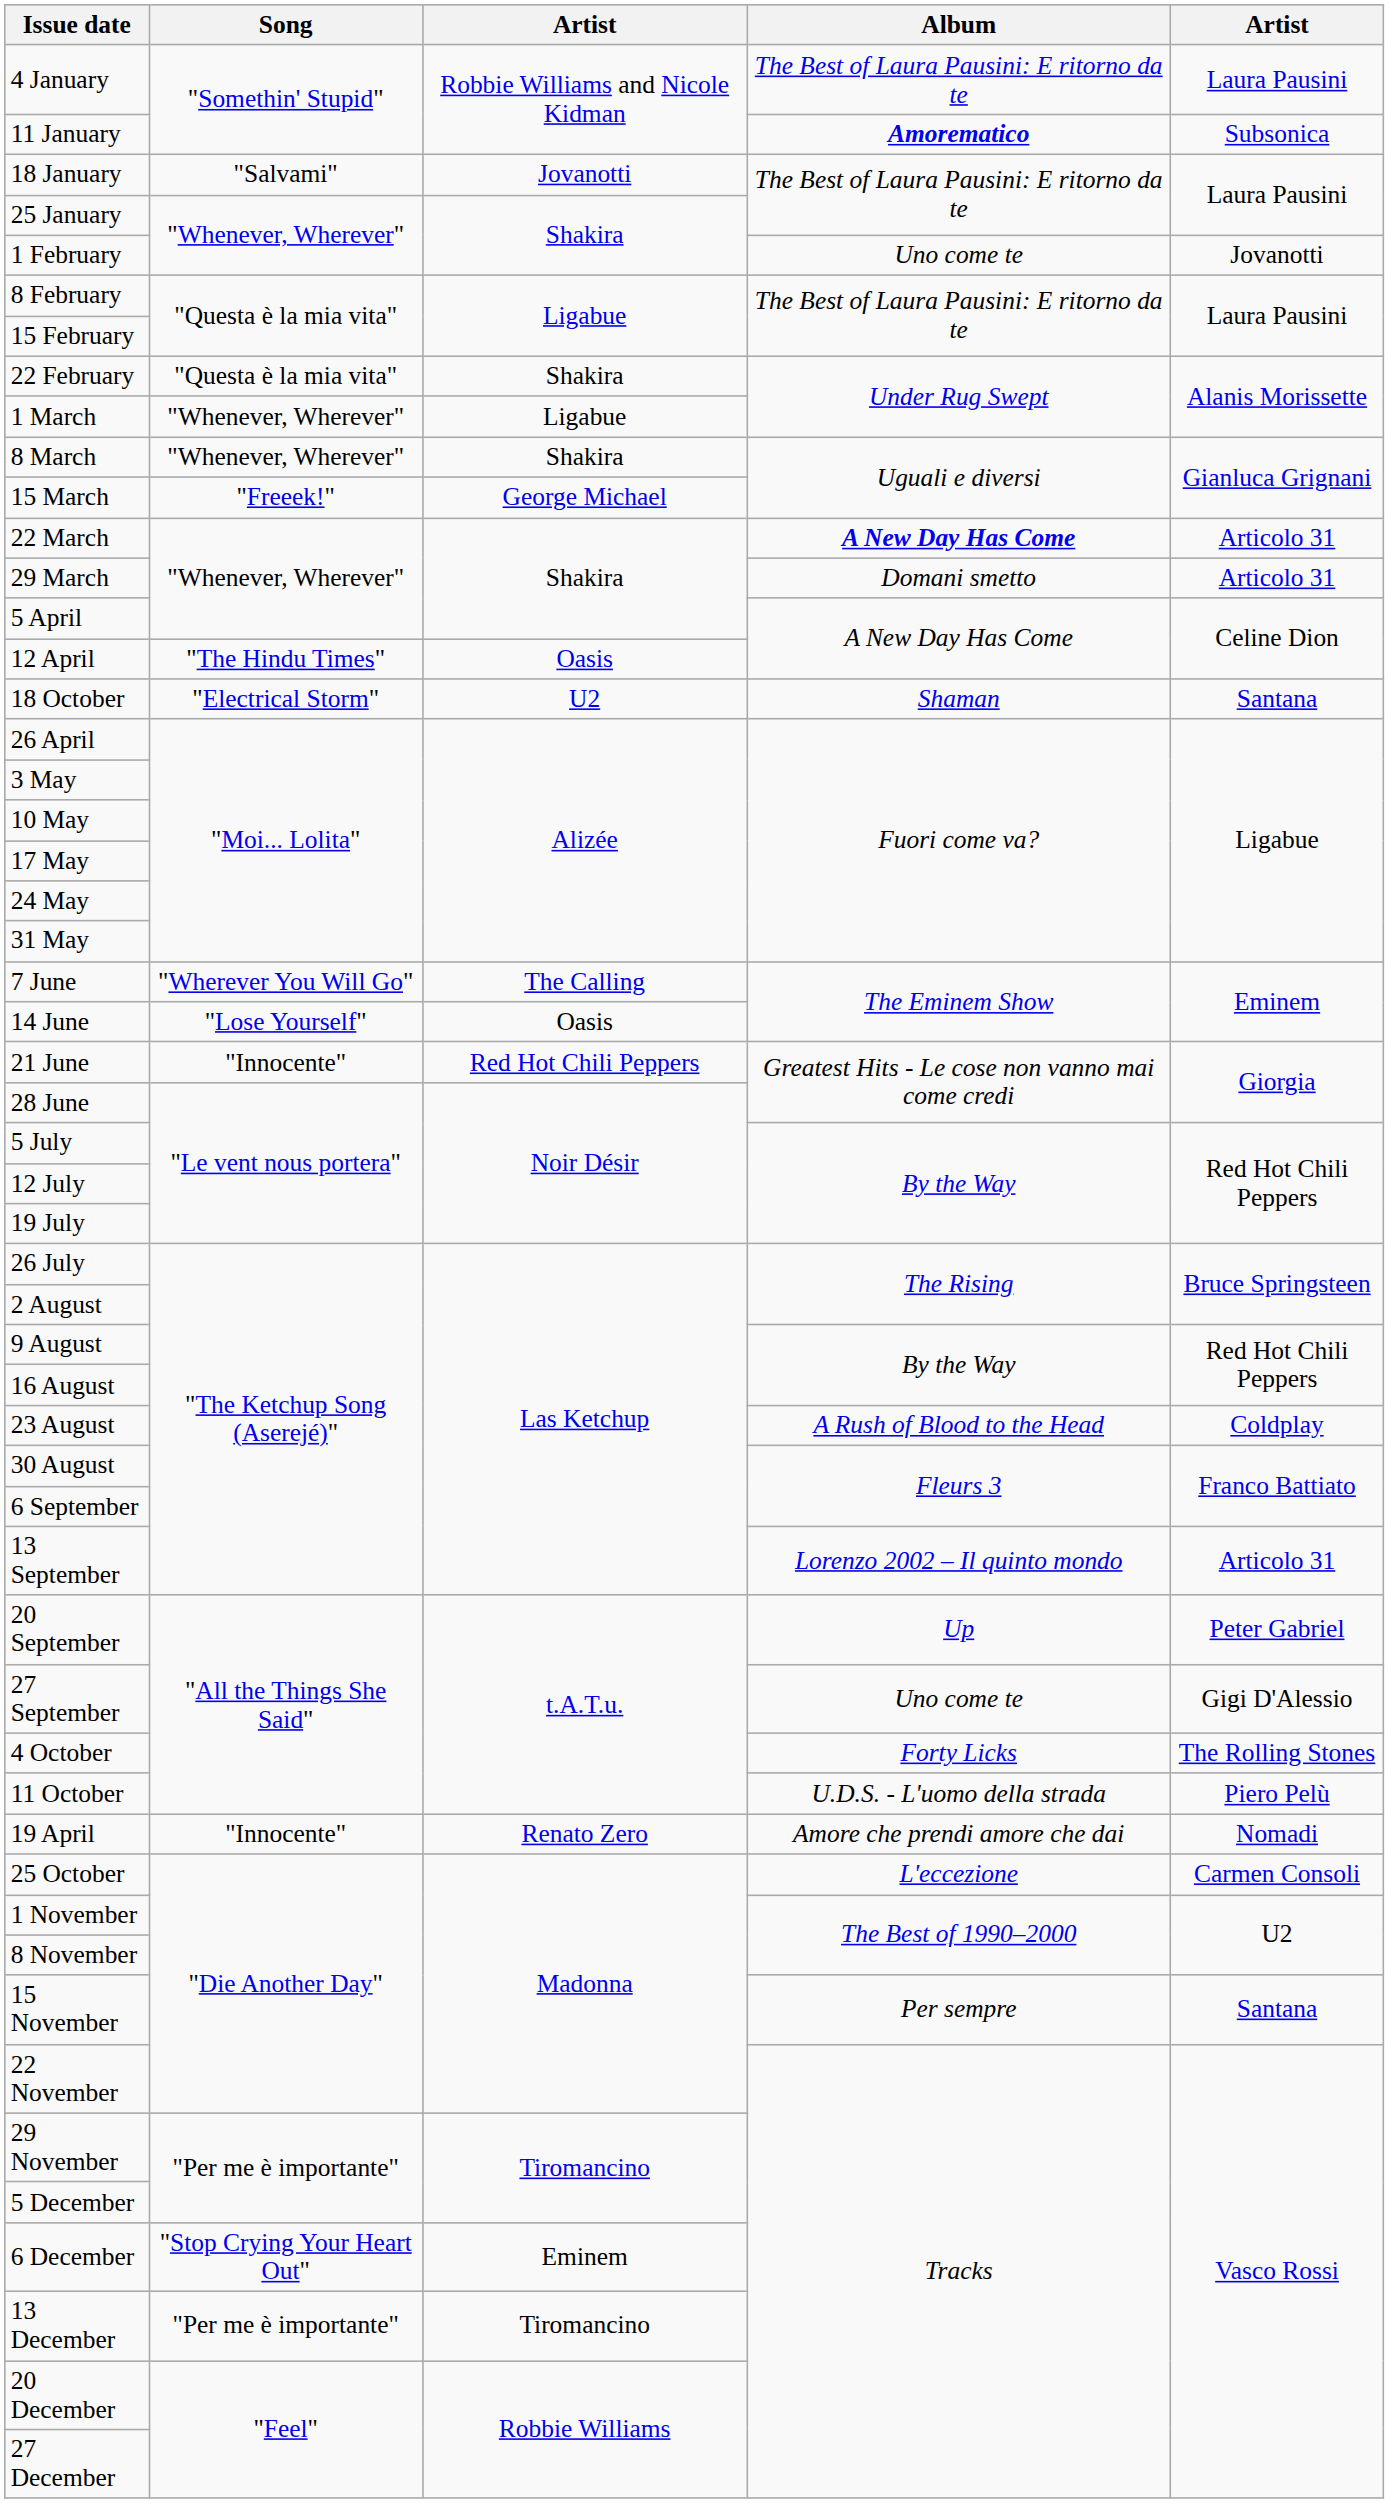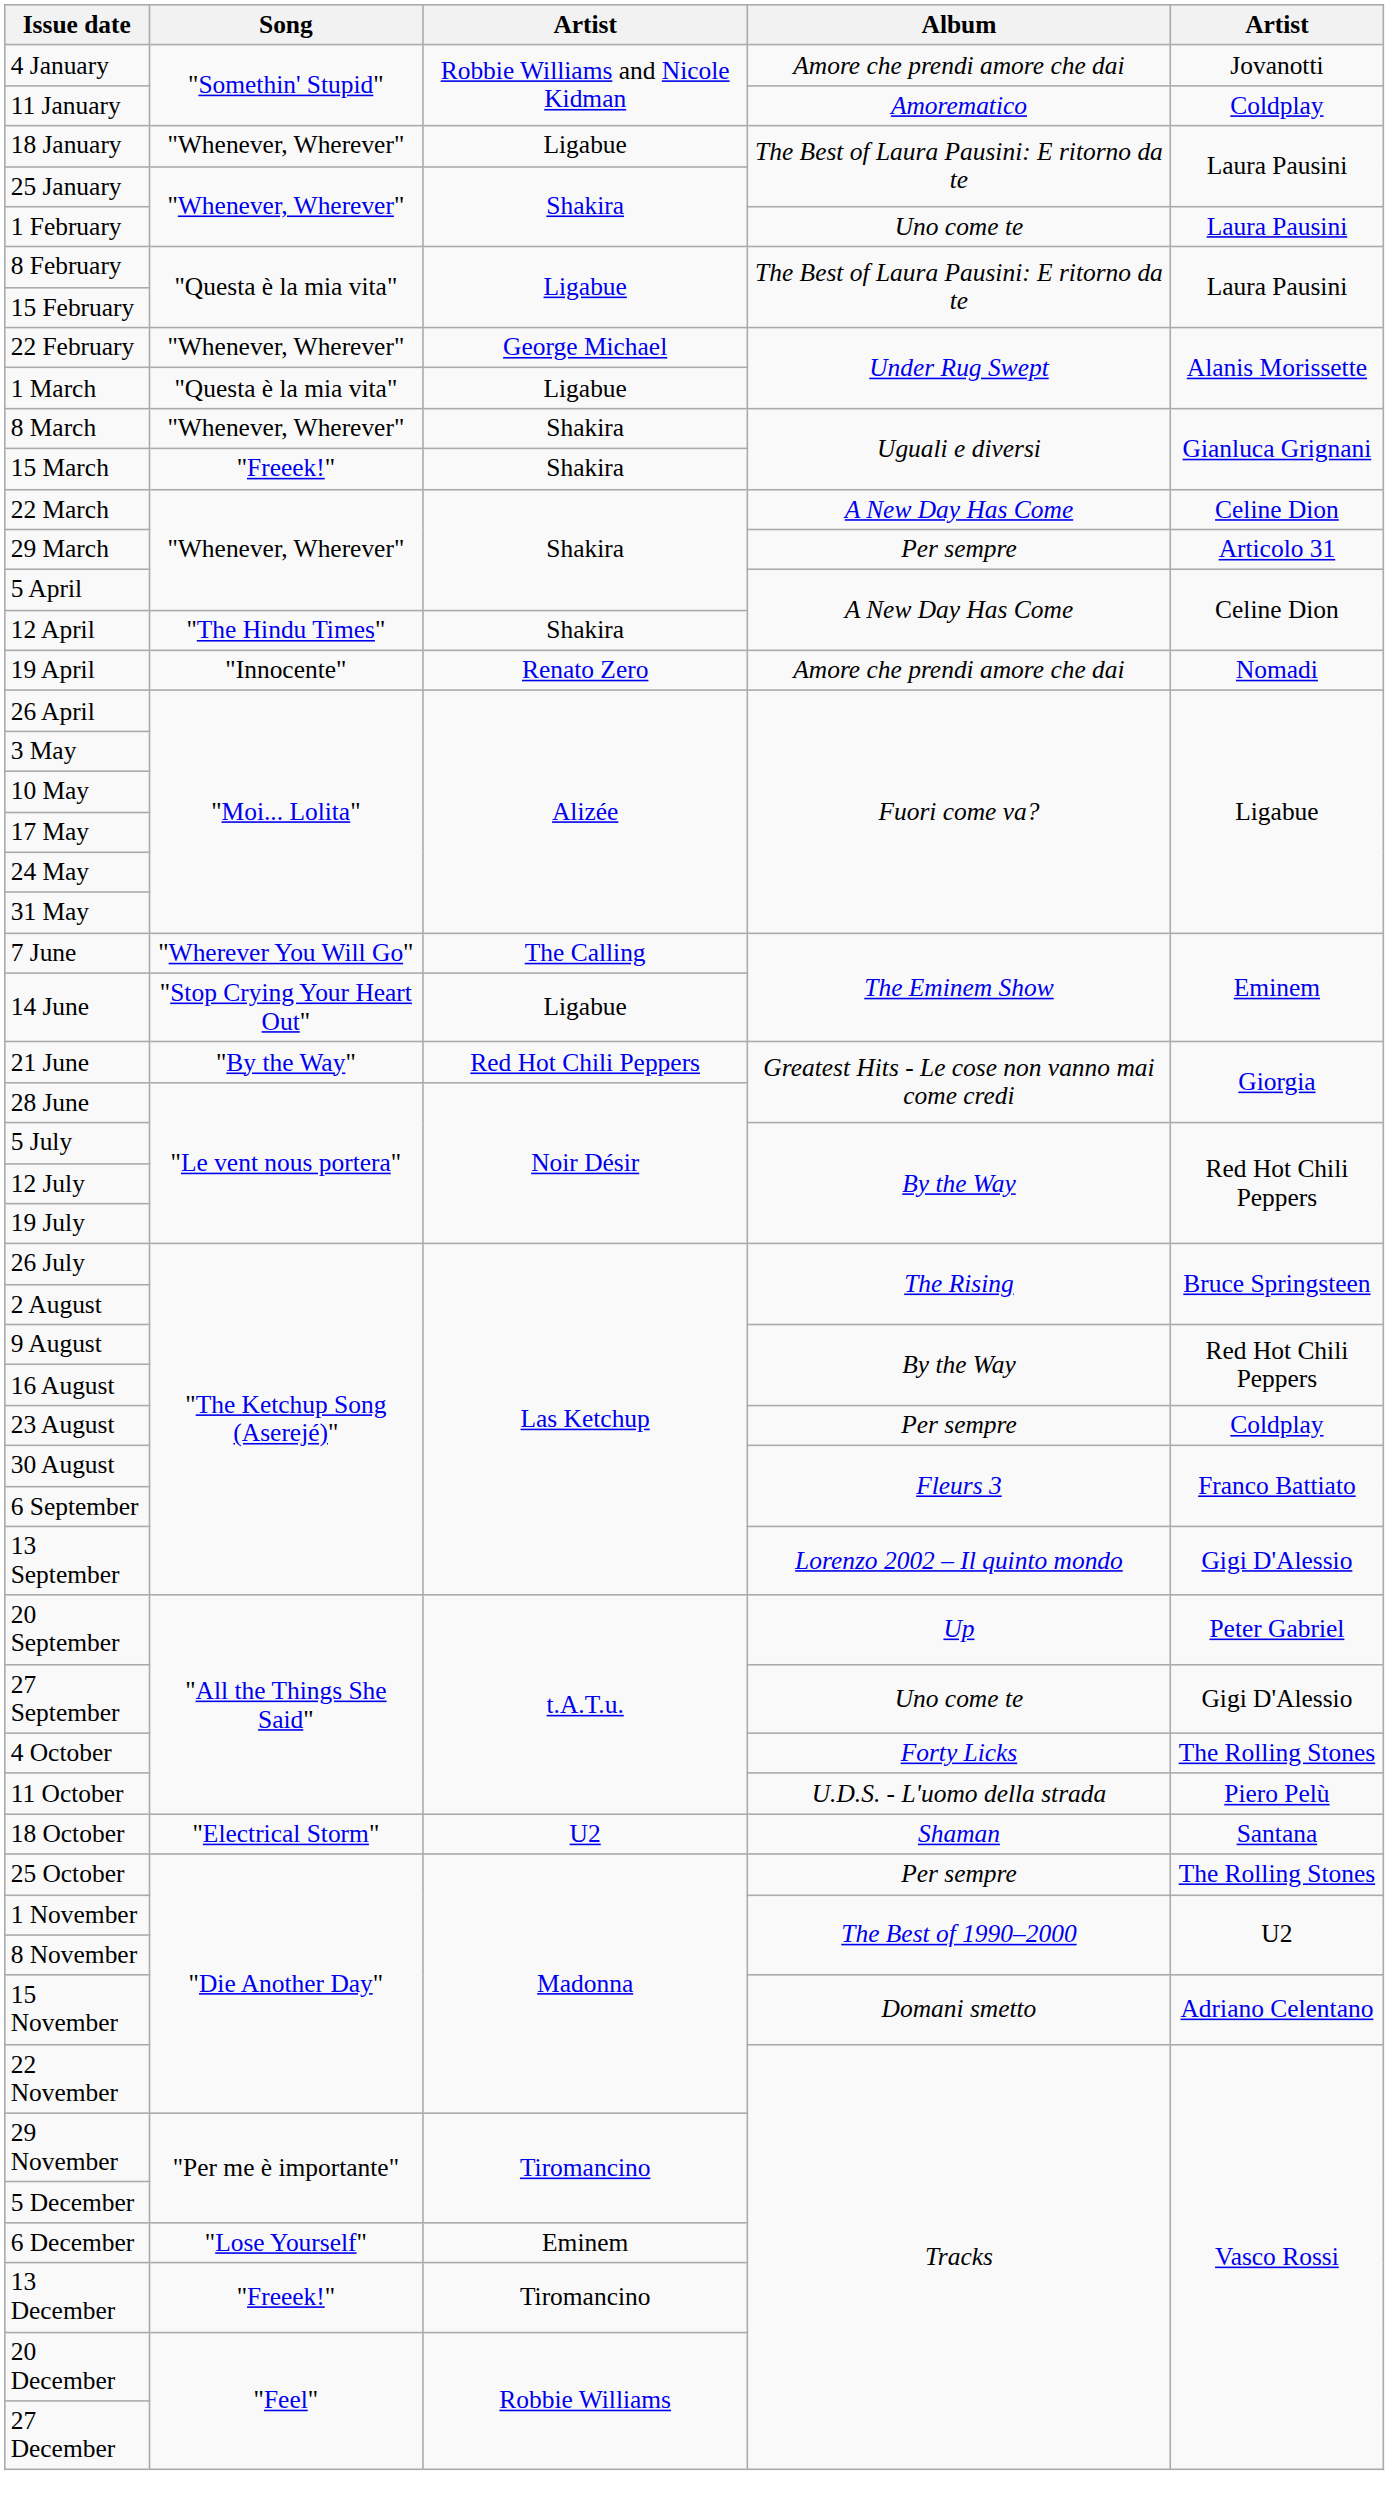(959, 79) The Best of Laura Pausini: E ritorno da te -> (959, 65) Amore che prendi amore che dai
(1277, 79) Laura Pausini -> (1277, 65) Jovanotti
(959, 133) bold -> (959, 105) normal
(1277, 133) Subsonica -> (1277, 105) Coldplay
(286, 174) "Salvami" -> (286, 145) "Whenever, Wherever"
(585, 174) Jovanotti -> (585, 145) Ligabue
(1277, 255) Jovanotti -> (1277, 226) Laura Pausini
(286, 376) "Questa è la mia vita" -> (286, 347) "Whenever, Wherever"
(585, 376) Shakira -> (585, 347) George Michael
(286, 416) "Whenever, Wherever" -> (286, 387) "Questa è la mia vita"
(585, 497) George Michael -> (585, 468) Shakira
(959, 537) bold -> (959, 508) normal
(1277, 537) Articolo 31 -> (1277, 508) Celine Dion
(959, 577) Domani smetto -> (959, 549) Per sempre
(585, 658) Oasis -> (585, 629) Shakira
rows swapped: (53, 1833) <-> (68, 698)
(286, 1021) "Lose Yourself" -> (286, 1007) "Stop Crying Your Heart Out"
(585, 1021) Oasis -> (585, 1007) Ligabue
(286, 1061) "Innocente" -> (286, 1061) "By the Way"
(959, 1425) A Rush of Blood to the Head -> (959, 1425) Per sempre
(1277, 1560) Articolo 31 -> (1277, 1560) Gigi D'Alessio
(959, 1874) L'eccezione -> (959, 1874) Per sempre
(1277, 1874) Carmen Consoli -> (1277, 1874) The Rolling Stones
(959, 2009) Per sempre -> (959, 2009) Domani smetto
(1277, 2009) Santana -> (1277, 2009) Adriano Celentano
(286, 2256) "Stop Crying Your Heart Out" -> (286, 2242) "Lose Yourself"
(286, 2325) "Per me è importante" -> (286, 2296) "Freeek!"
